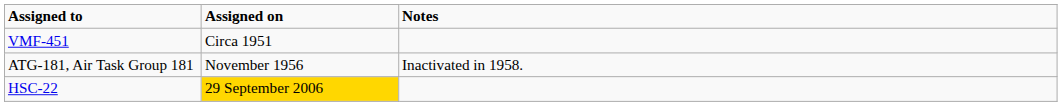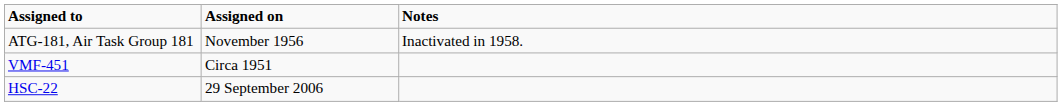rows swapped: (38, 40) <-> (101, 64)
(264, 88) gold background -> (264, 88) no background
